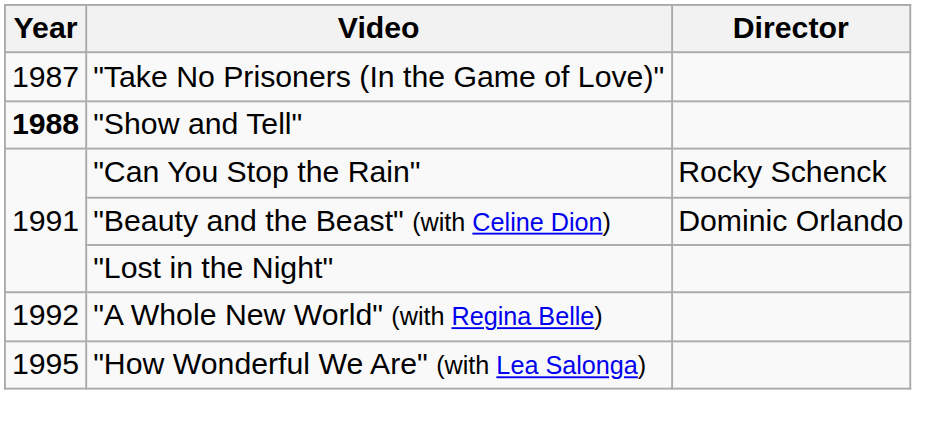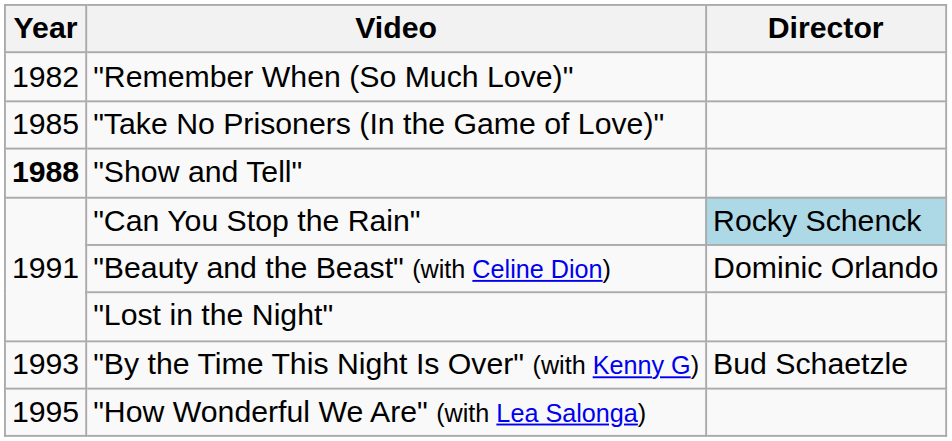+ row: (333, 76)
(46, 76) 1987 -> (46, 124) 1985
(782, 172) no background -> (817, 220) lightblue background
- row: (348, 316)
+ row: (396, 364)
